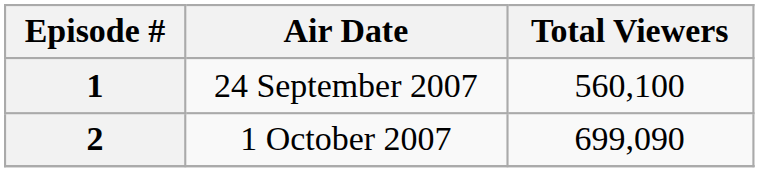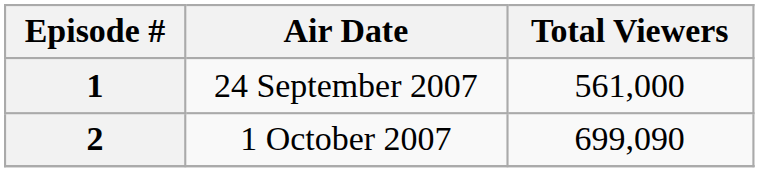(630, 85) 560,100 -> (630, 85) 561,000
